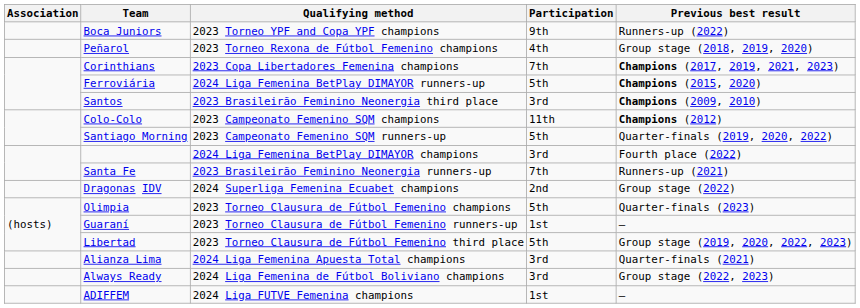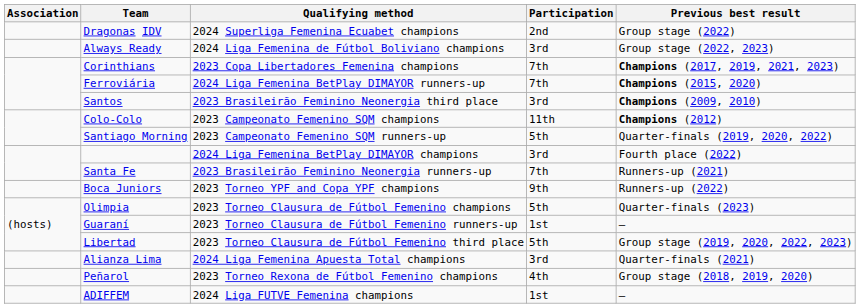rows swapped: (123, 31) <-> (123, 189)
rows swapped: (123, 277) <-> (106, 48)
(539, 84) 5th -> (539, 84) 7th
